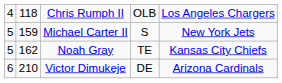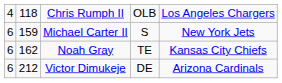(10, 31) 5 -> (10, 31) 6
(10, 50) 5 -> (10, 50) 6
(28, 68) 210 -> (28, 68) 212
